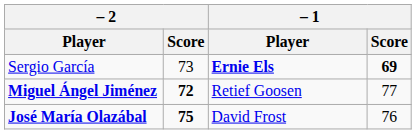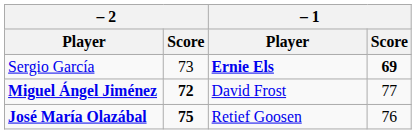(257, 91) Retief Goosen -> (249, 91) David Frost
(249, 116) David Frost -> (257, 116) Retief Goosen
